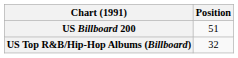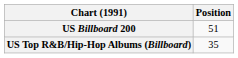(213, 45) 32 -> (213, 45) 35
